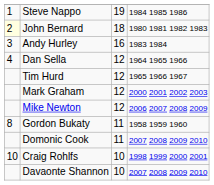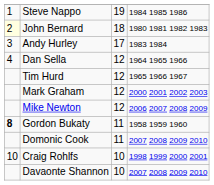(119, 44) 16 -> (119, 44) 17
(9, 124) normal -> (9, 124) bold
